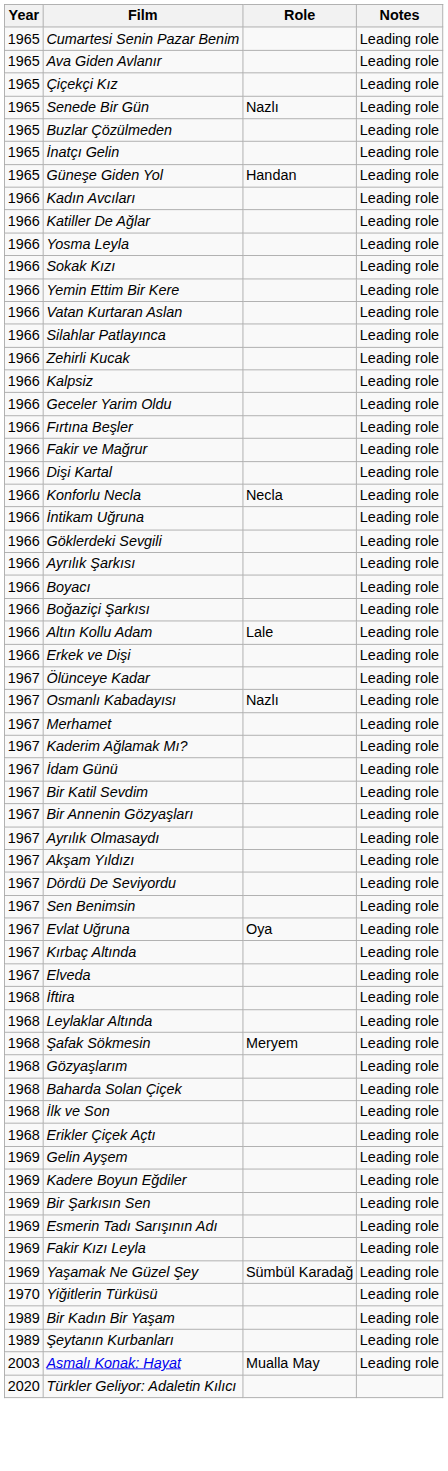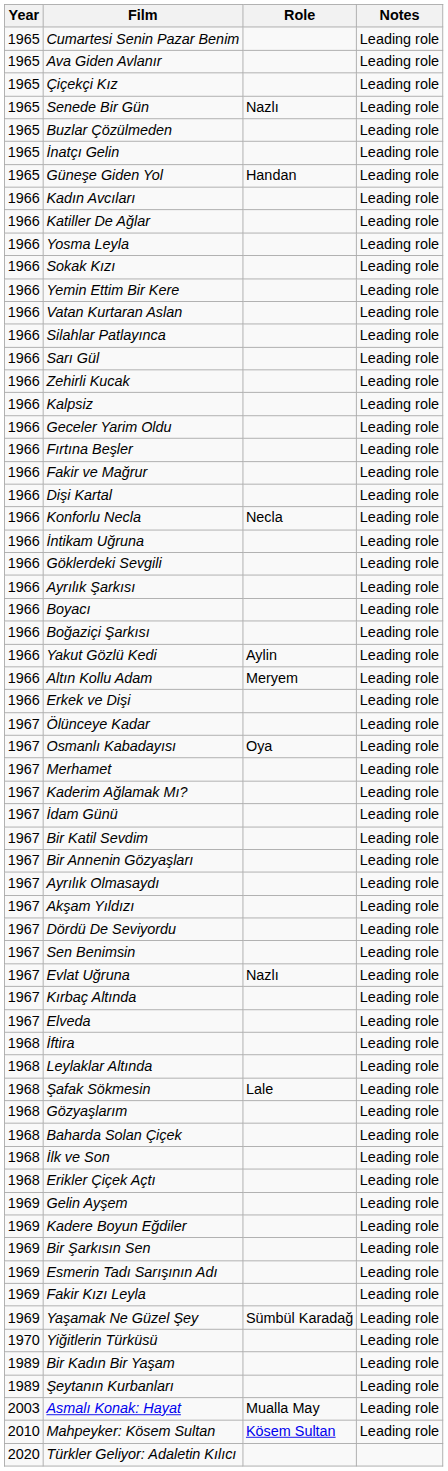+ row: (73, 358)
+ row: (102, 655)
(260, 632) Lale -> (272, 678) Meryem
(262, 701) Nazlı -> (259, 746) Oya
(259, 929) Oya -> (262, 975) Nazlı
(272, 1043) Meryem -> (260, 1089) Lale
+ row: (131, 1431)
